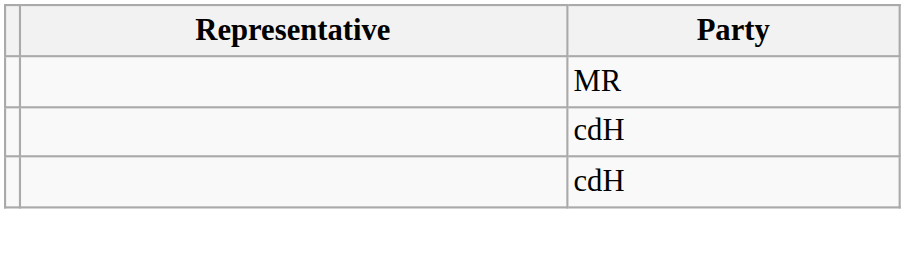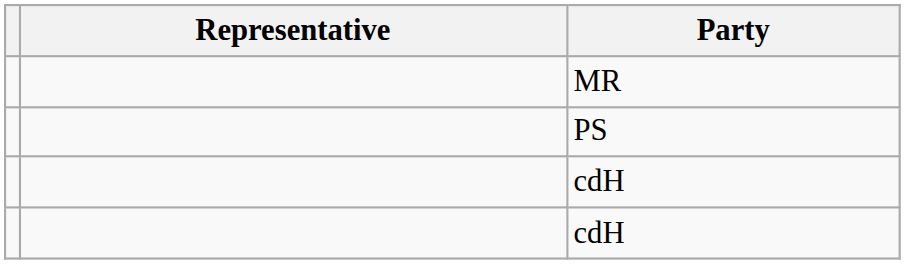+ row: (12, 132)
